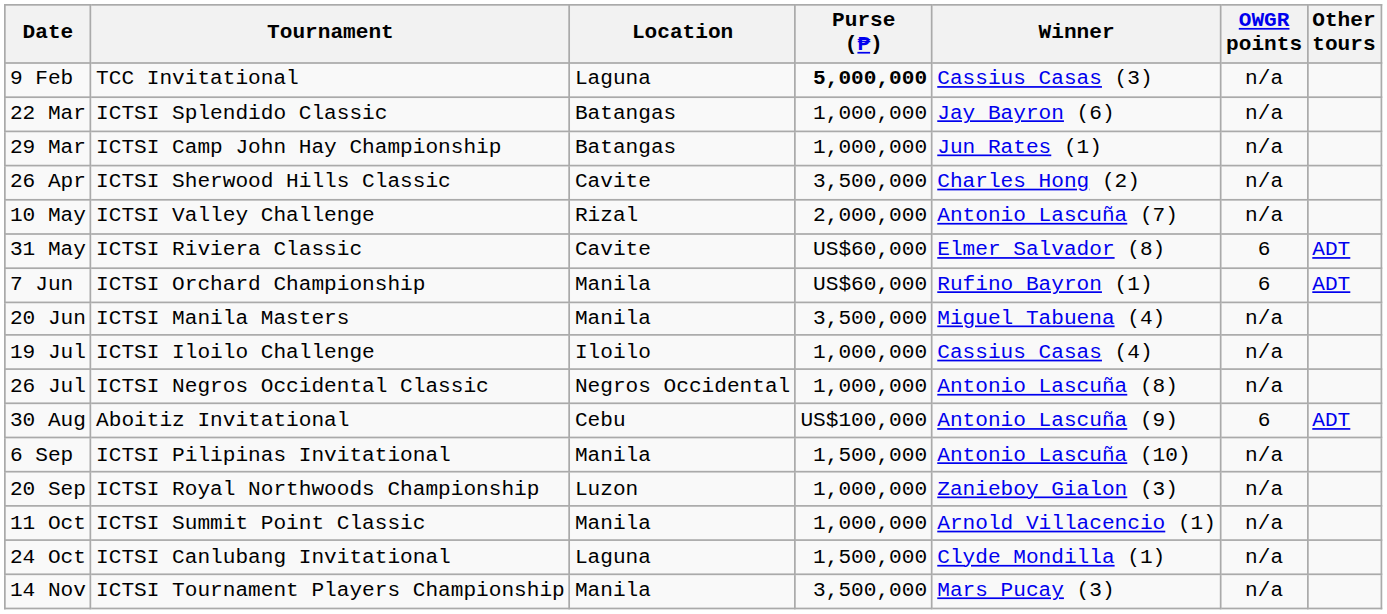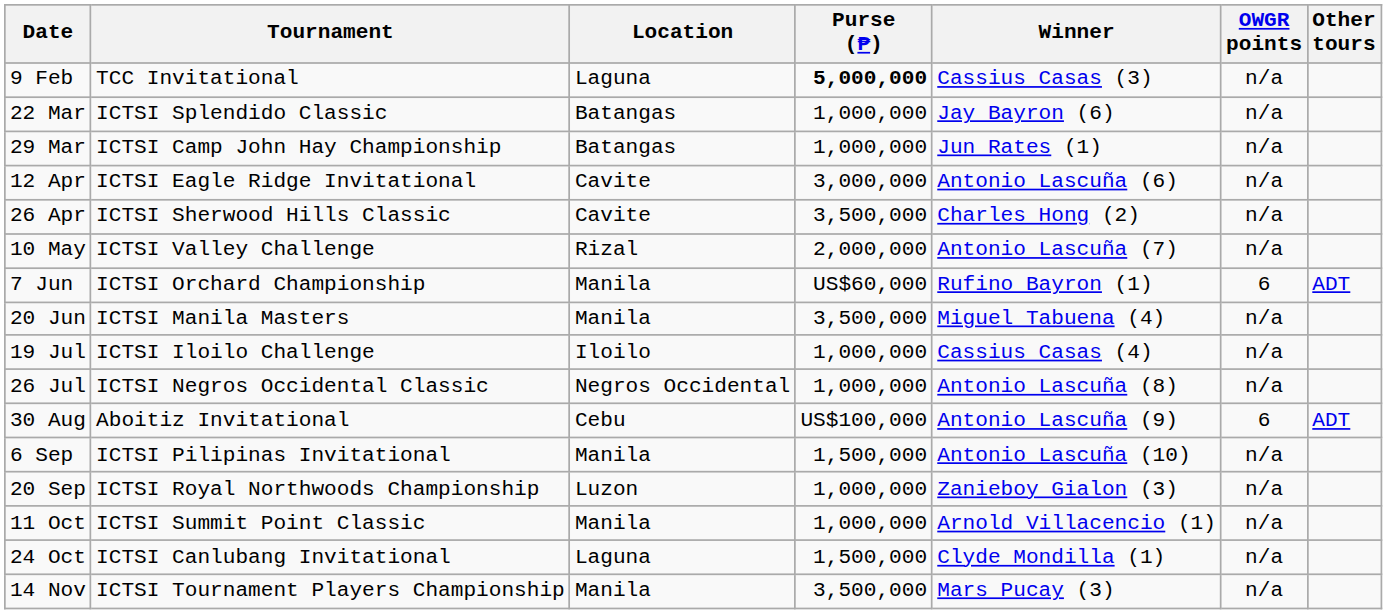+ row: (48, 183)
- row: (48, 251)
